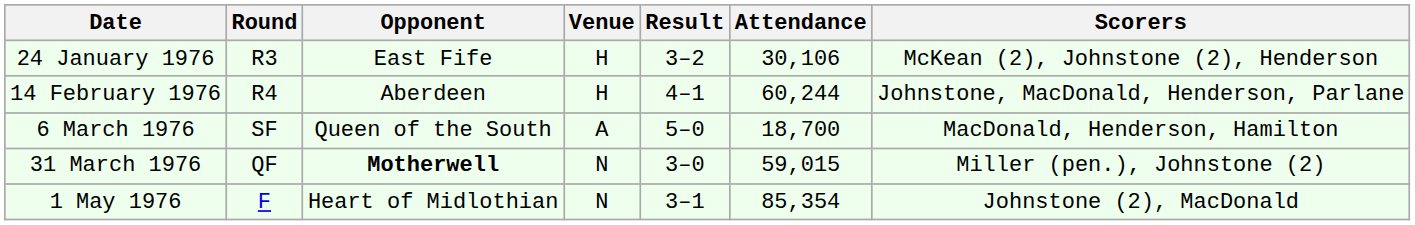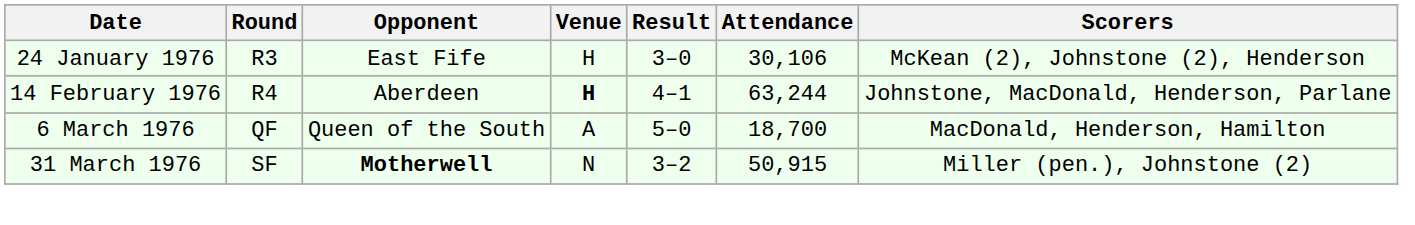(685, 59) 3–2 -> (672, 59) 3–0
(602, 94) normal -> (589, 94) bold
(801, 94) 60,244 -> (788, 94) 63,244
(264, 130) SF -> (264, 130) QF
(264, 166) QF -> (264, 166) SF
(685, 166) 3–0 -> (672, 166) 3–2
(801, 166) 59,015 -> (788, 166) 50,915
- row: (116, 202)
